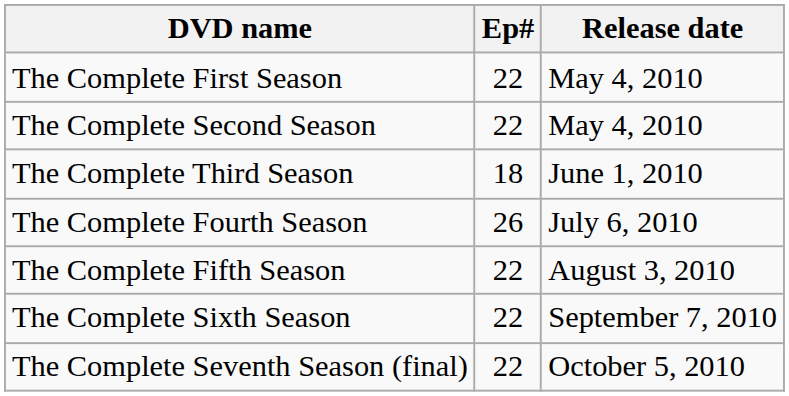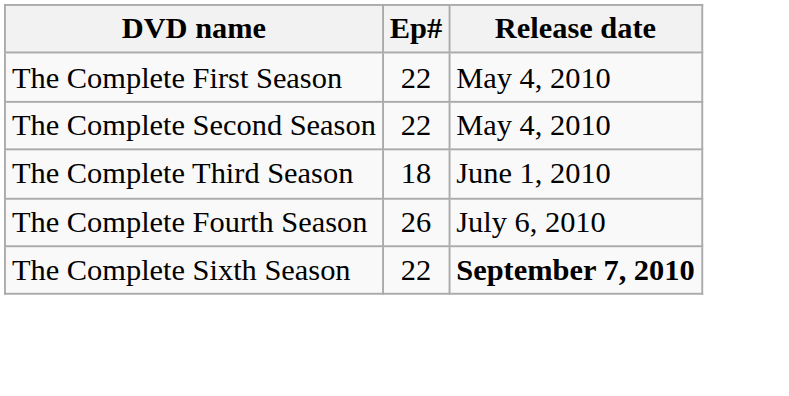- row: (179, 269)
(663, 317) normal -> (575, 269) bold
- row: (240, 366)
